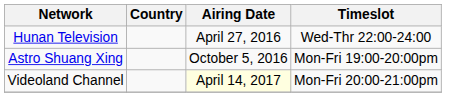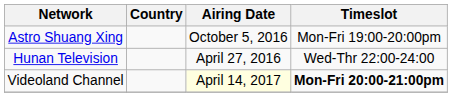rows swapped: (66, 37) <-> (66, 59)
(366, 80) normal -> (369, 80) bold
